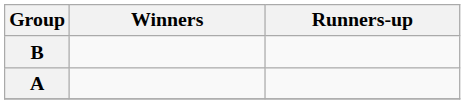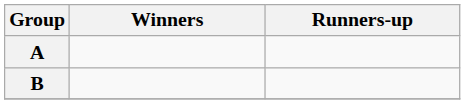rows swapped: (37, 83) <-> (37, 51)
